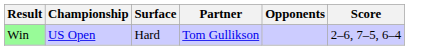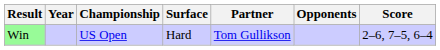+ column: (61, 14)
